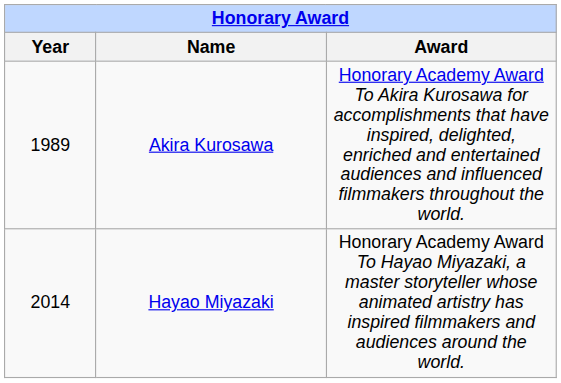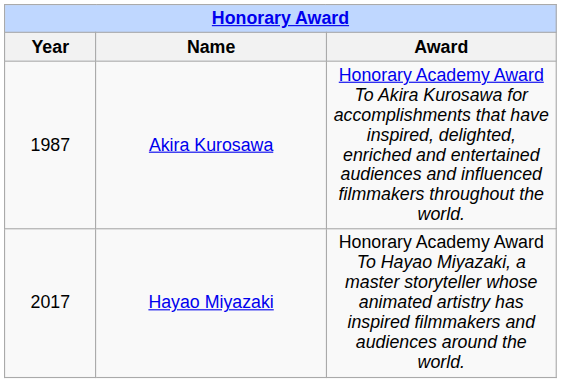(50, 144) 1989 -> (50, 144) 1987
(50, 302) 2014 -> (50, 302) 2017
